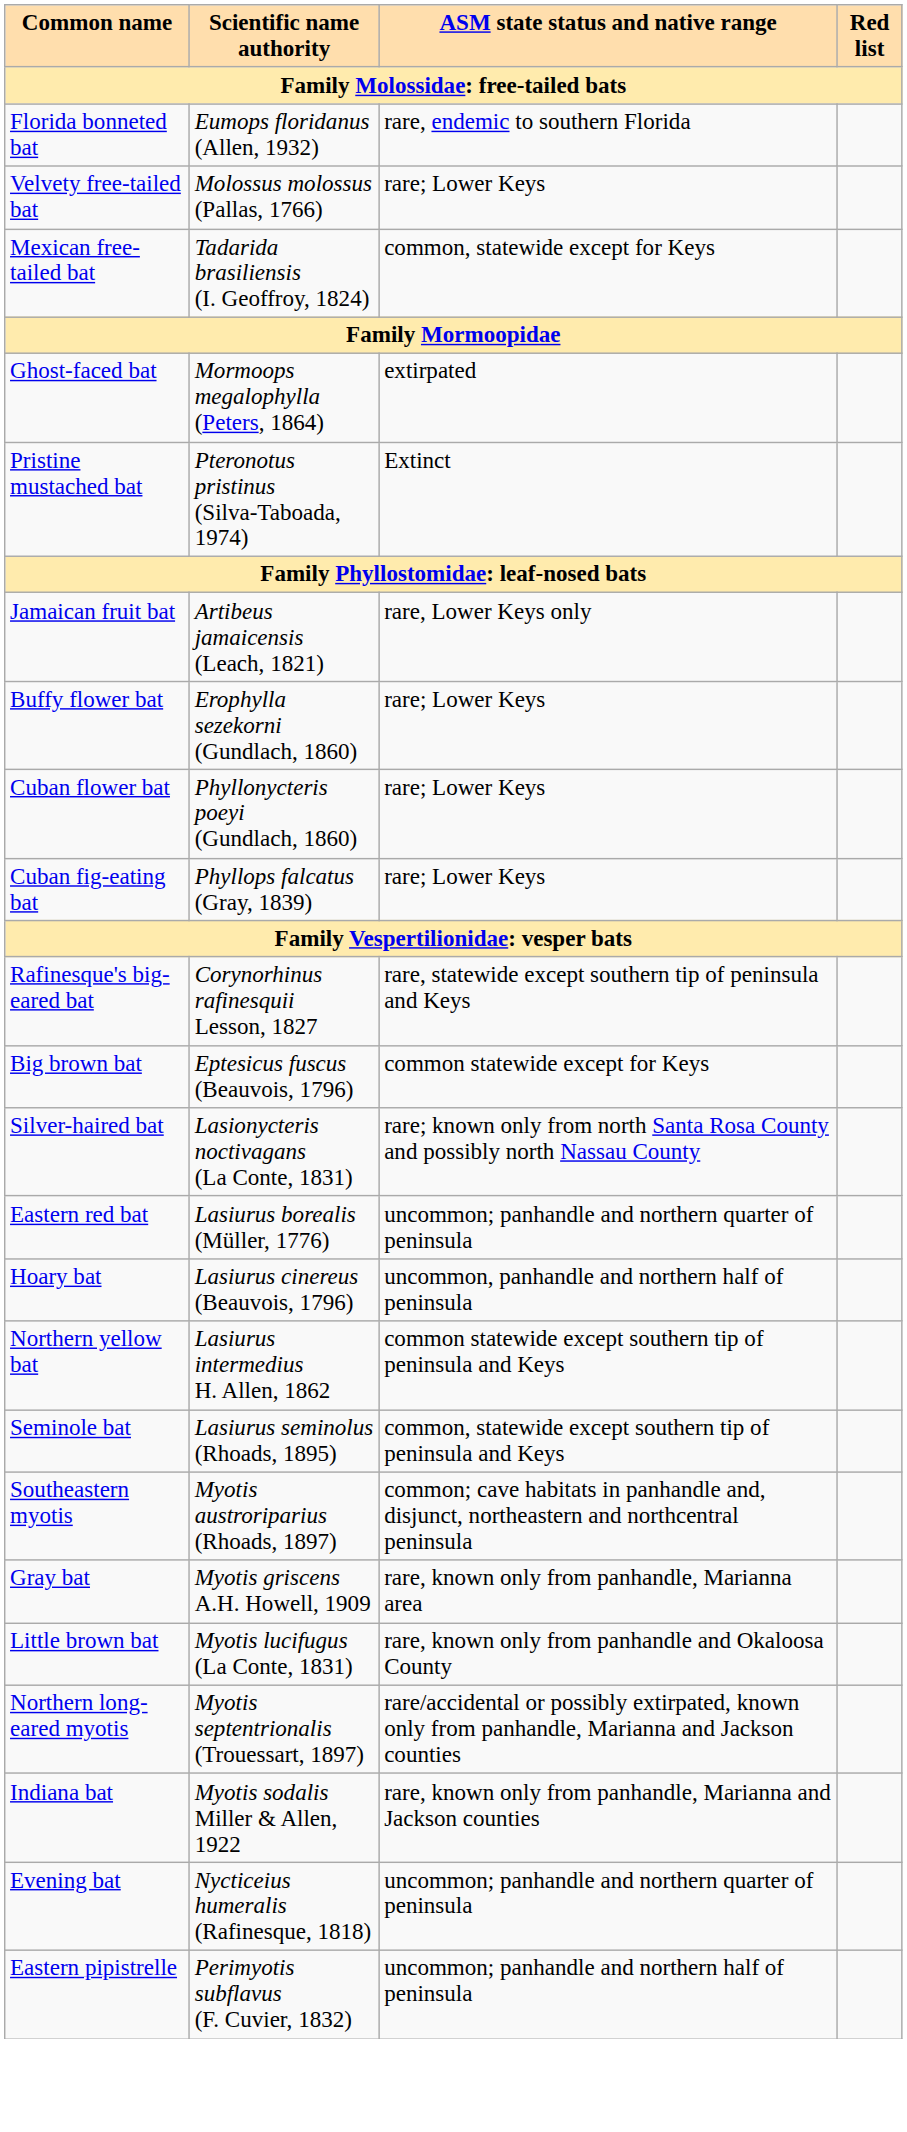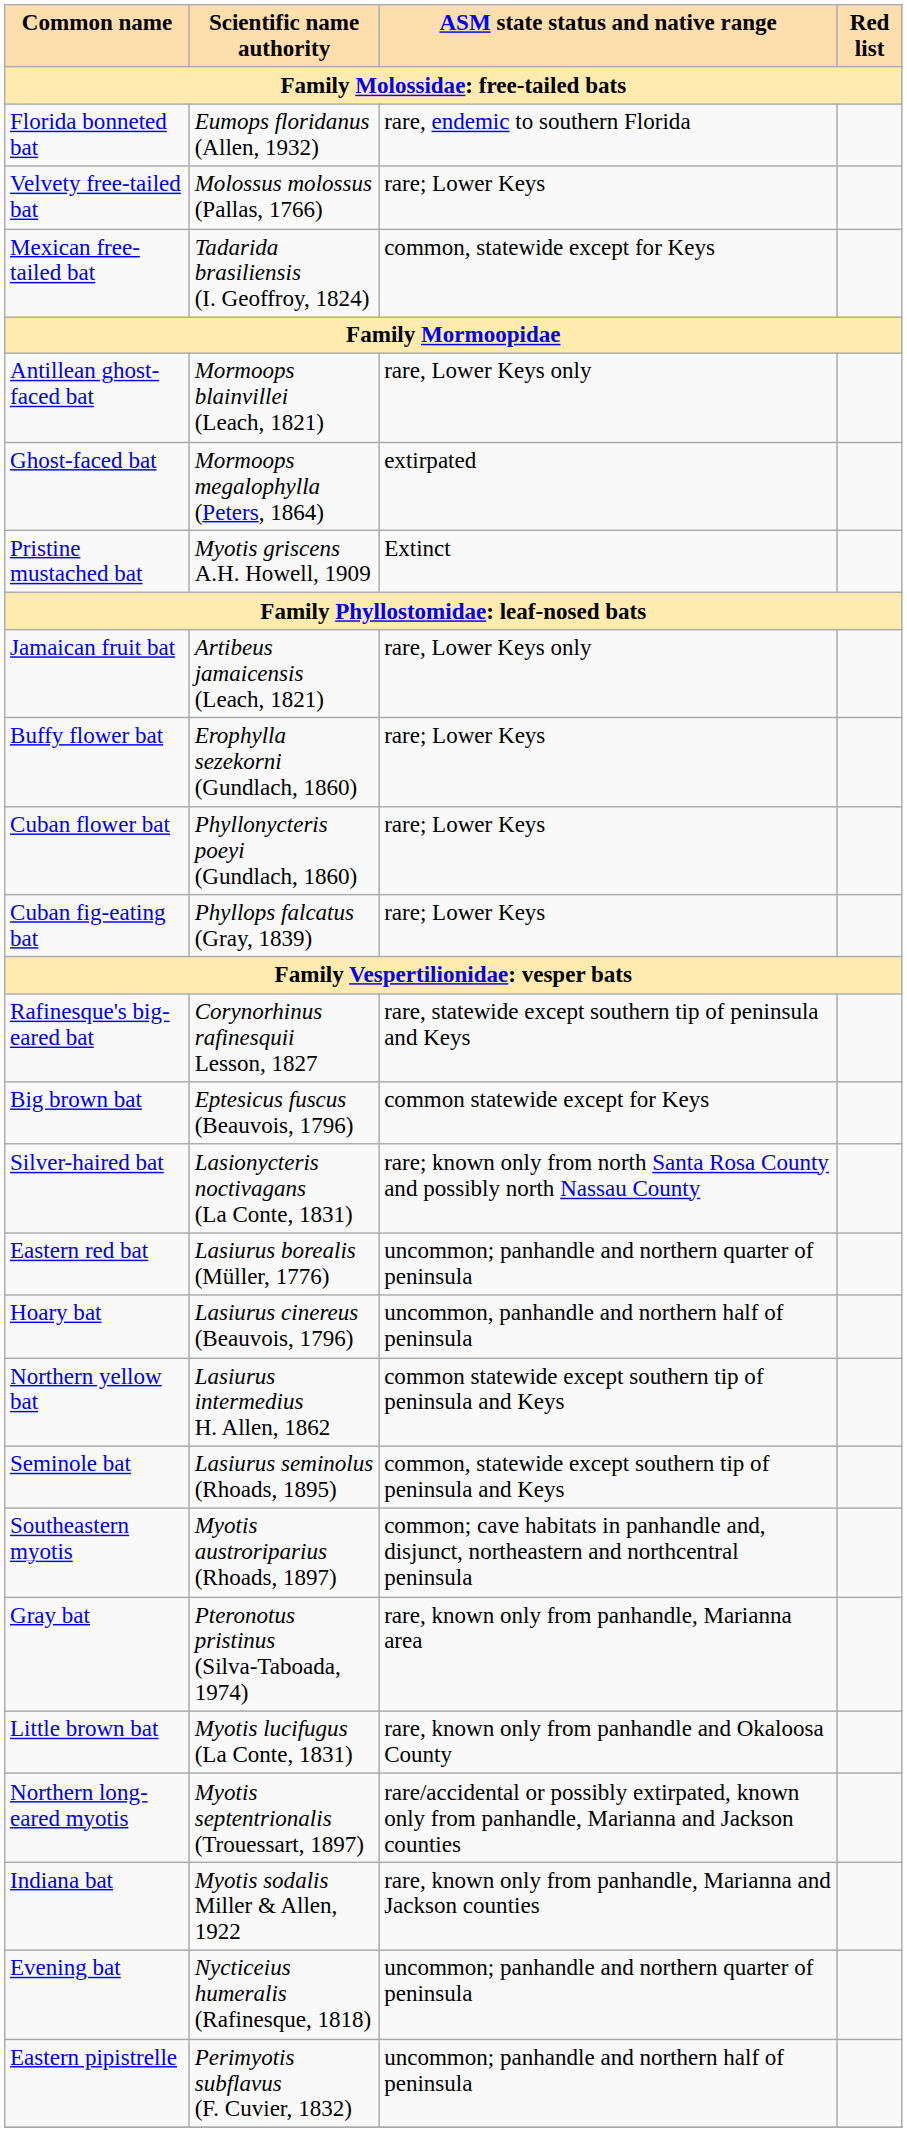+ row: (85, 384)
(268, 498) Pteronotus pristinus (Silva-Taboada, 1974) -> (283, 561) Myotis griscens A.H. Howell, 1909
(283, 1591) Myotis griscens A.H. Howell, 1909 -> (268, 1653) Pteronotus pristinus (Silva-Taboada, 1974)
